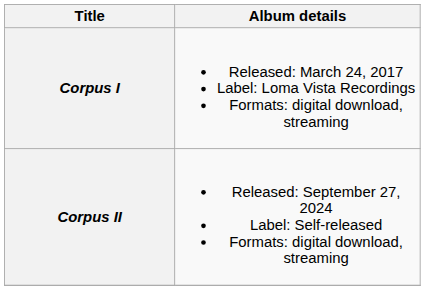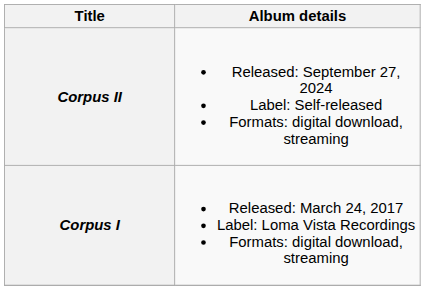rows swapped: (90, 88) <-> (90, 216)
